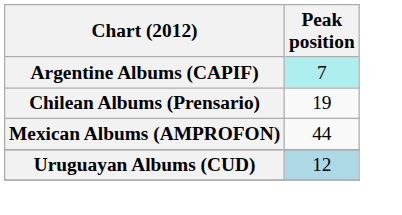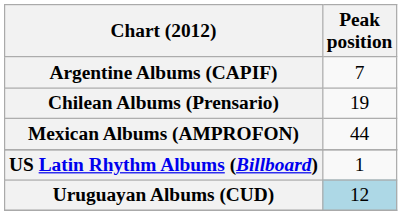(322, 72) paleturquoise background -> (360, 72) no background
+ row: (163, 164)
